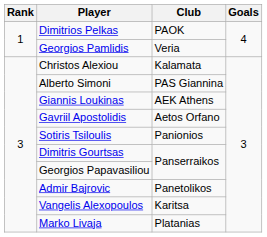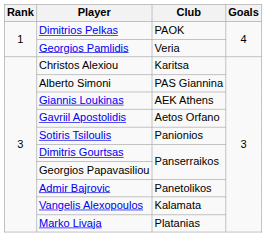(178, 65) Kalamata -> (172, 65) Karitsa
(172, 205) Karitsa -> (178, 205) Kalamata
